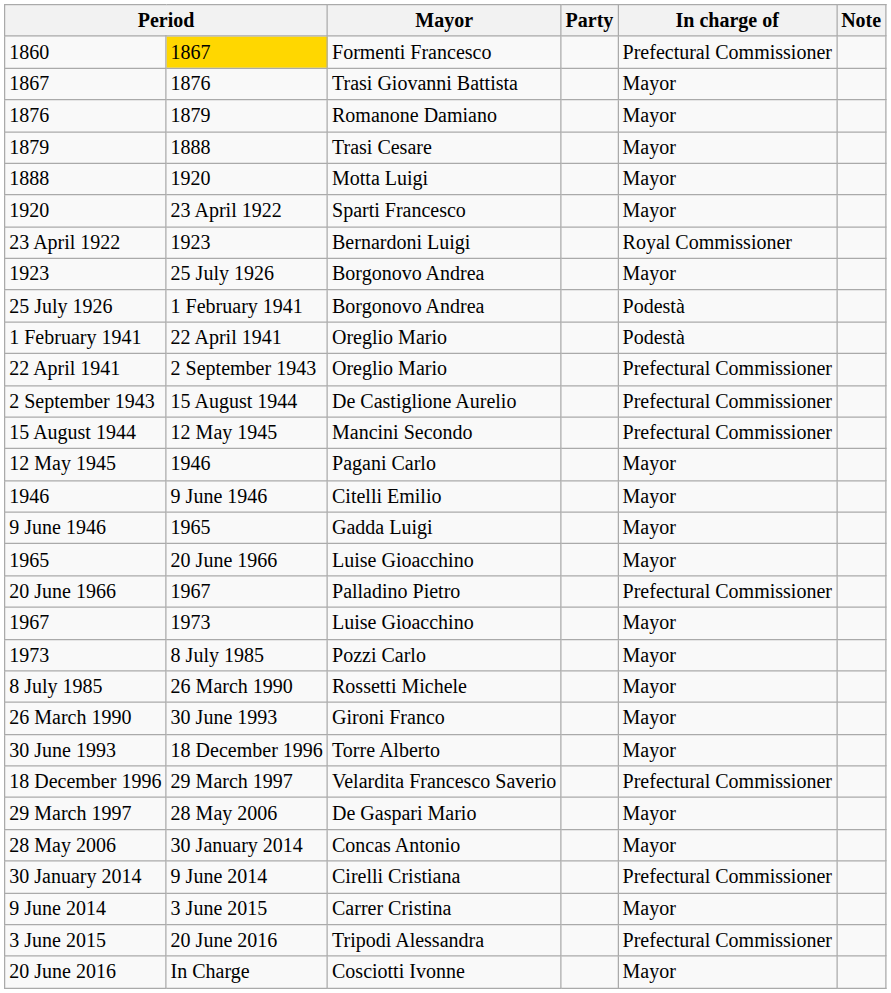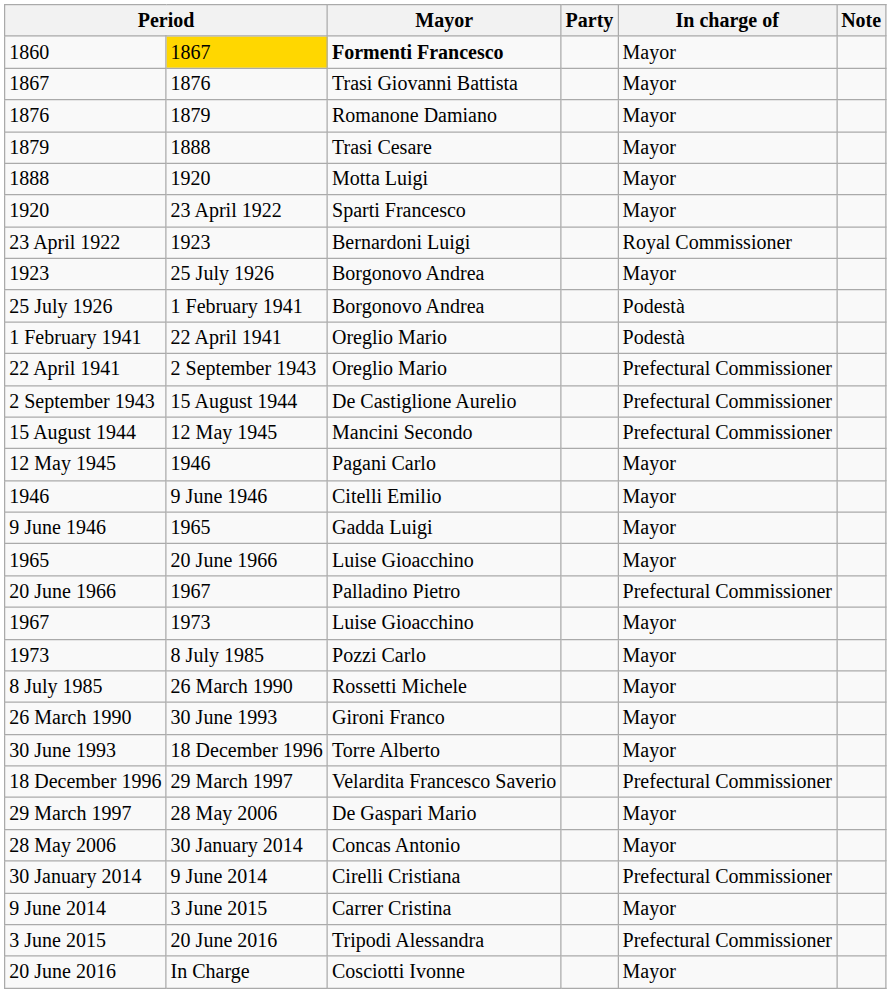(412, 52) normal -> (418, 52) bold
(727, 52) Prefectural Commissioner -> (649, 52) Mayor
